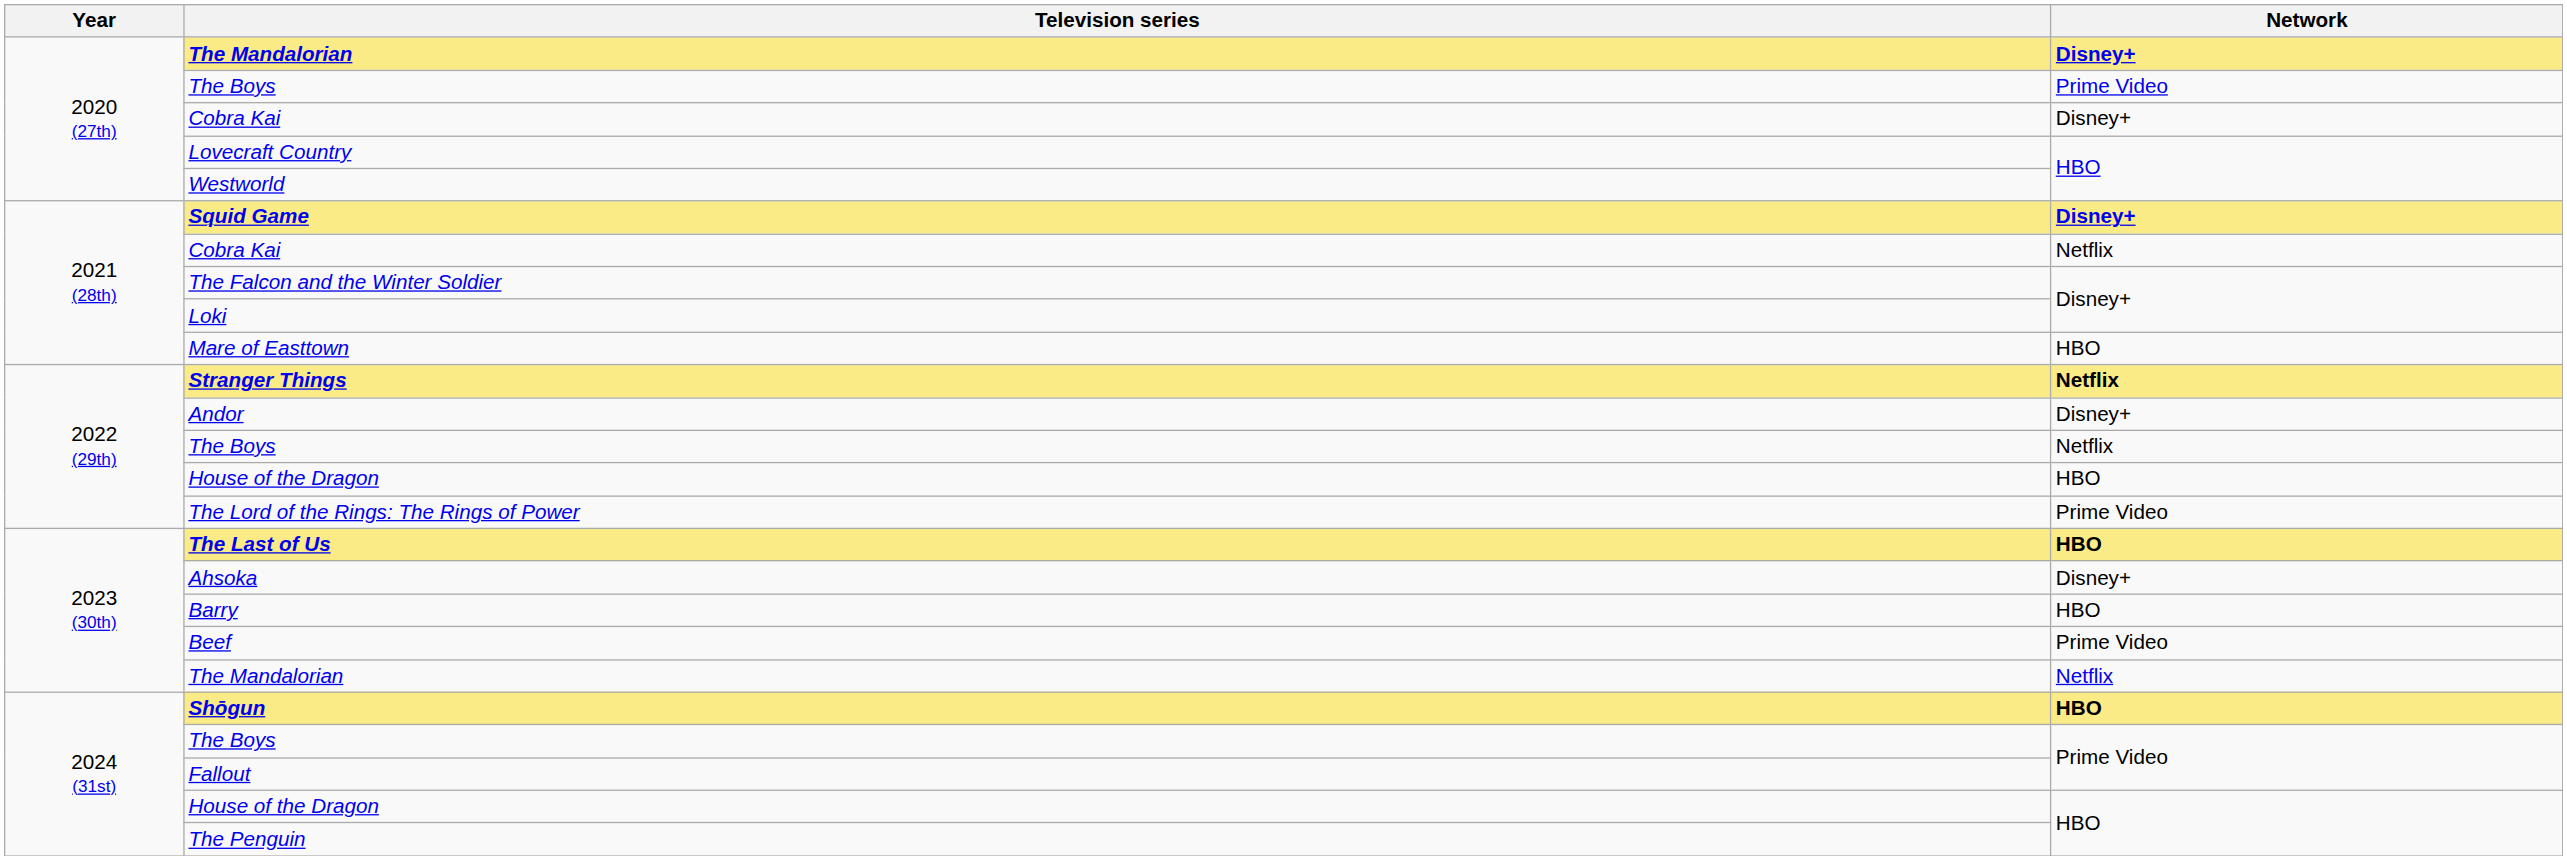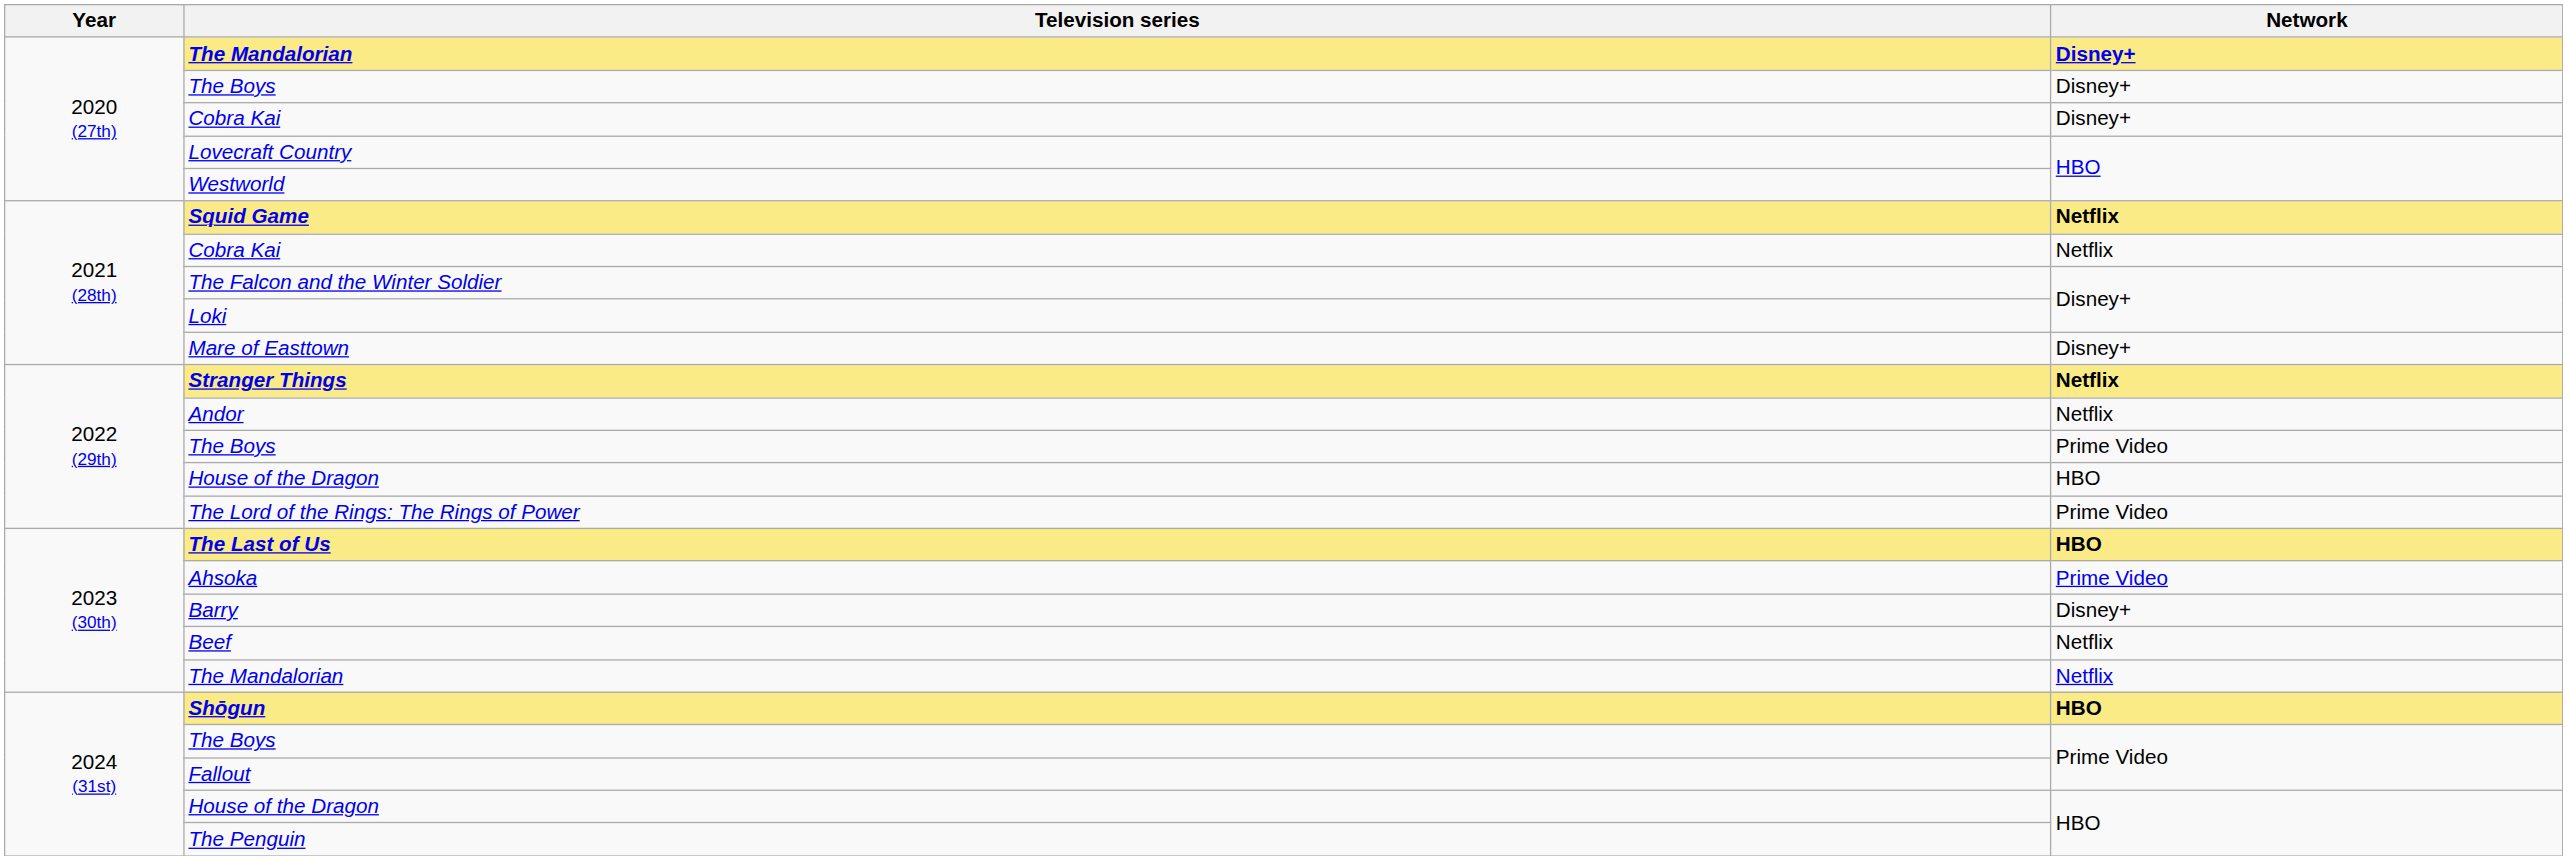(2112, 86) Prime Video -> (2093, 86) Disney+
(2096, 217) Disney+ -> (2087, 217) Netflix
(2078, 348) HBO -> (2093, 348) Disney+
(2093, 413) Disney+ -> (2085, 413) Netflix
(2085, 446) Netflix -> (2112, 446) Prime Video
(2093, 577) Disney+ -> (2112, 577) Prime Video
(2078, 610) HBO -> (2093, 610) Disney+
(2112, 642) Prime Video -> (2085, 642) Netflix
